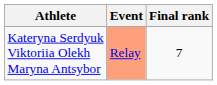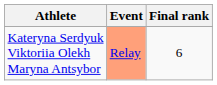(179, 53) 7 -> (179, 53) 6
